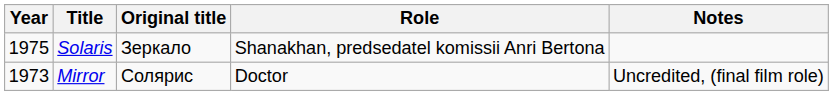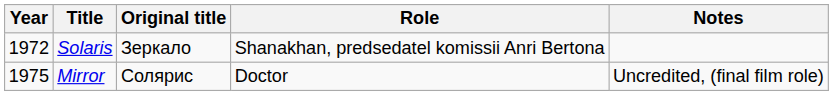(29, 47) 1975 -> (29, 47) 1972
(29, 76) 1973 -> (29, 76) 1975
